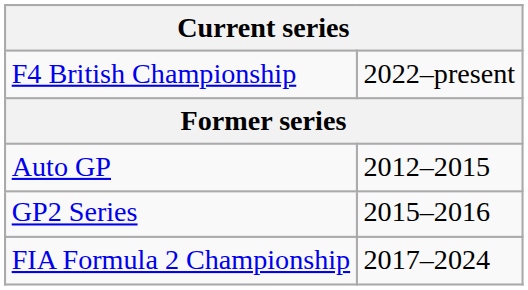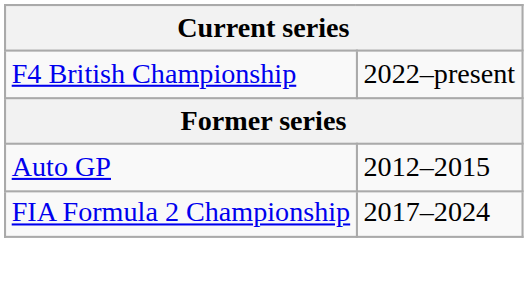- row: (75, 213)
